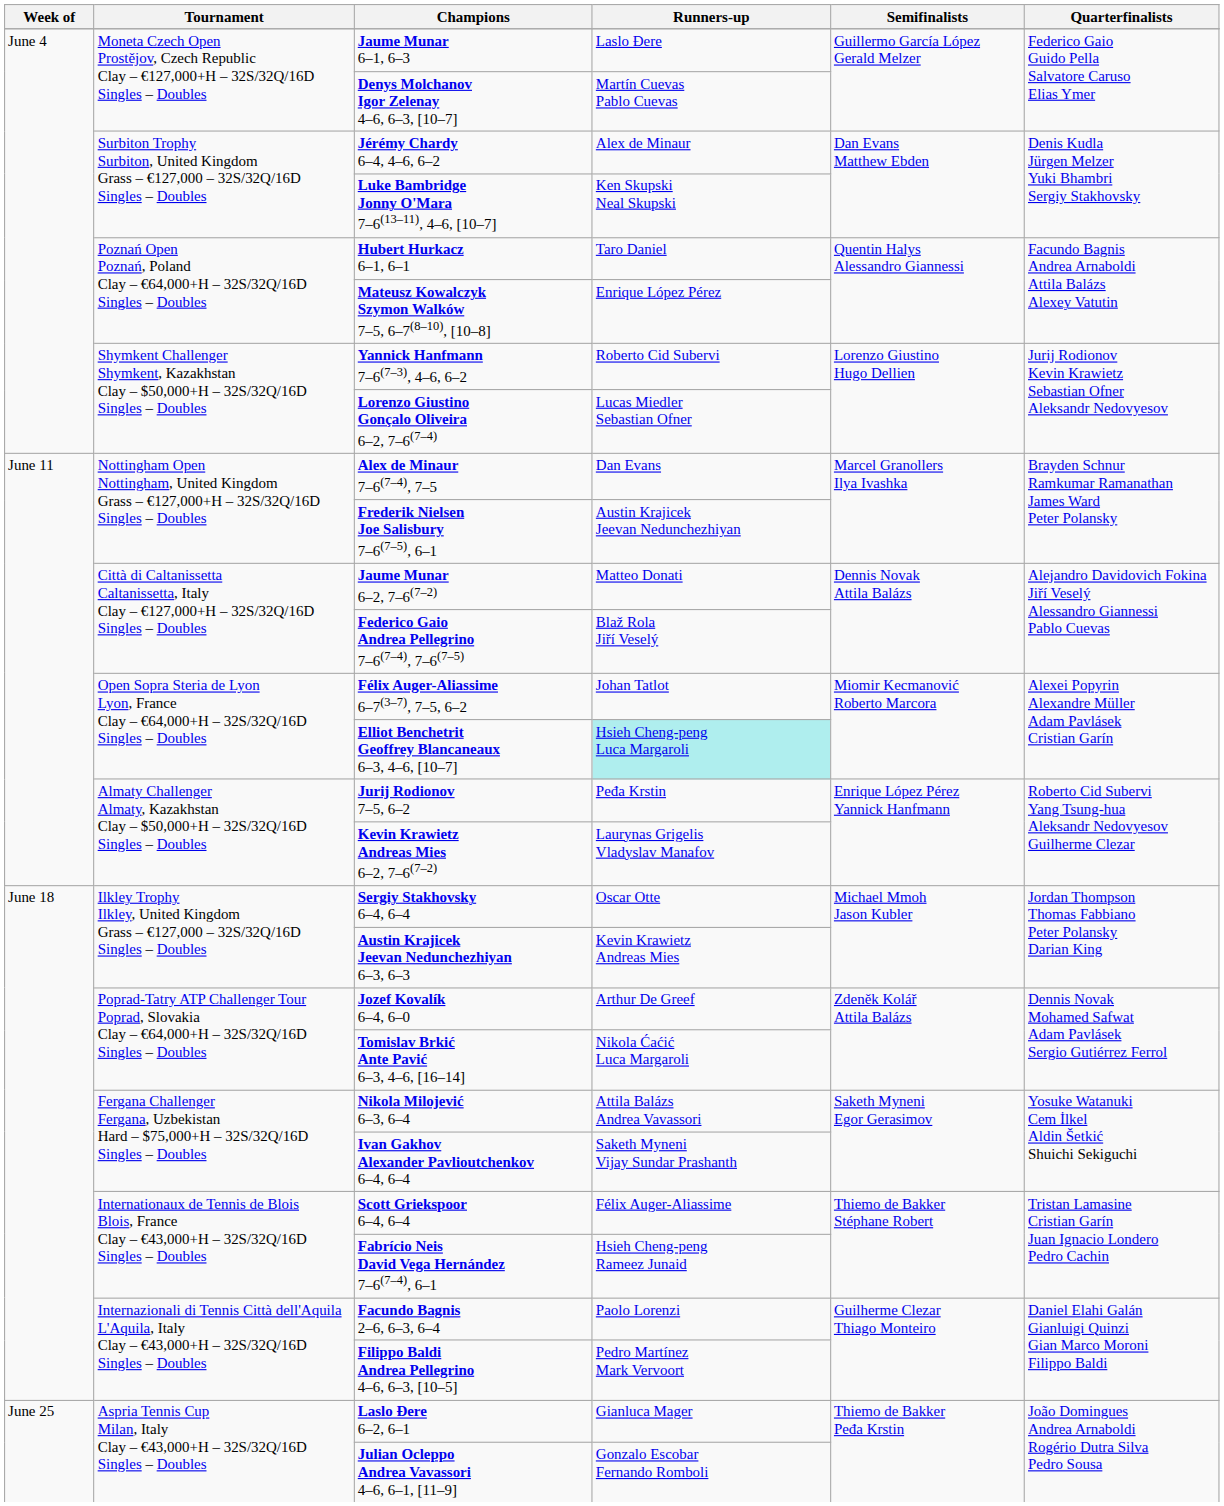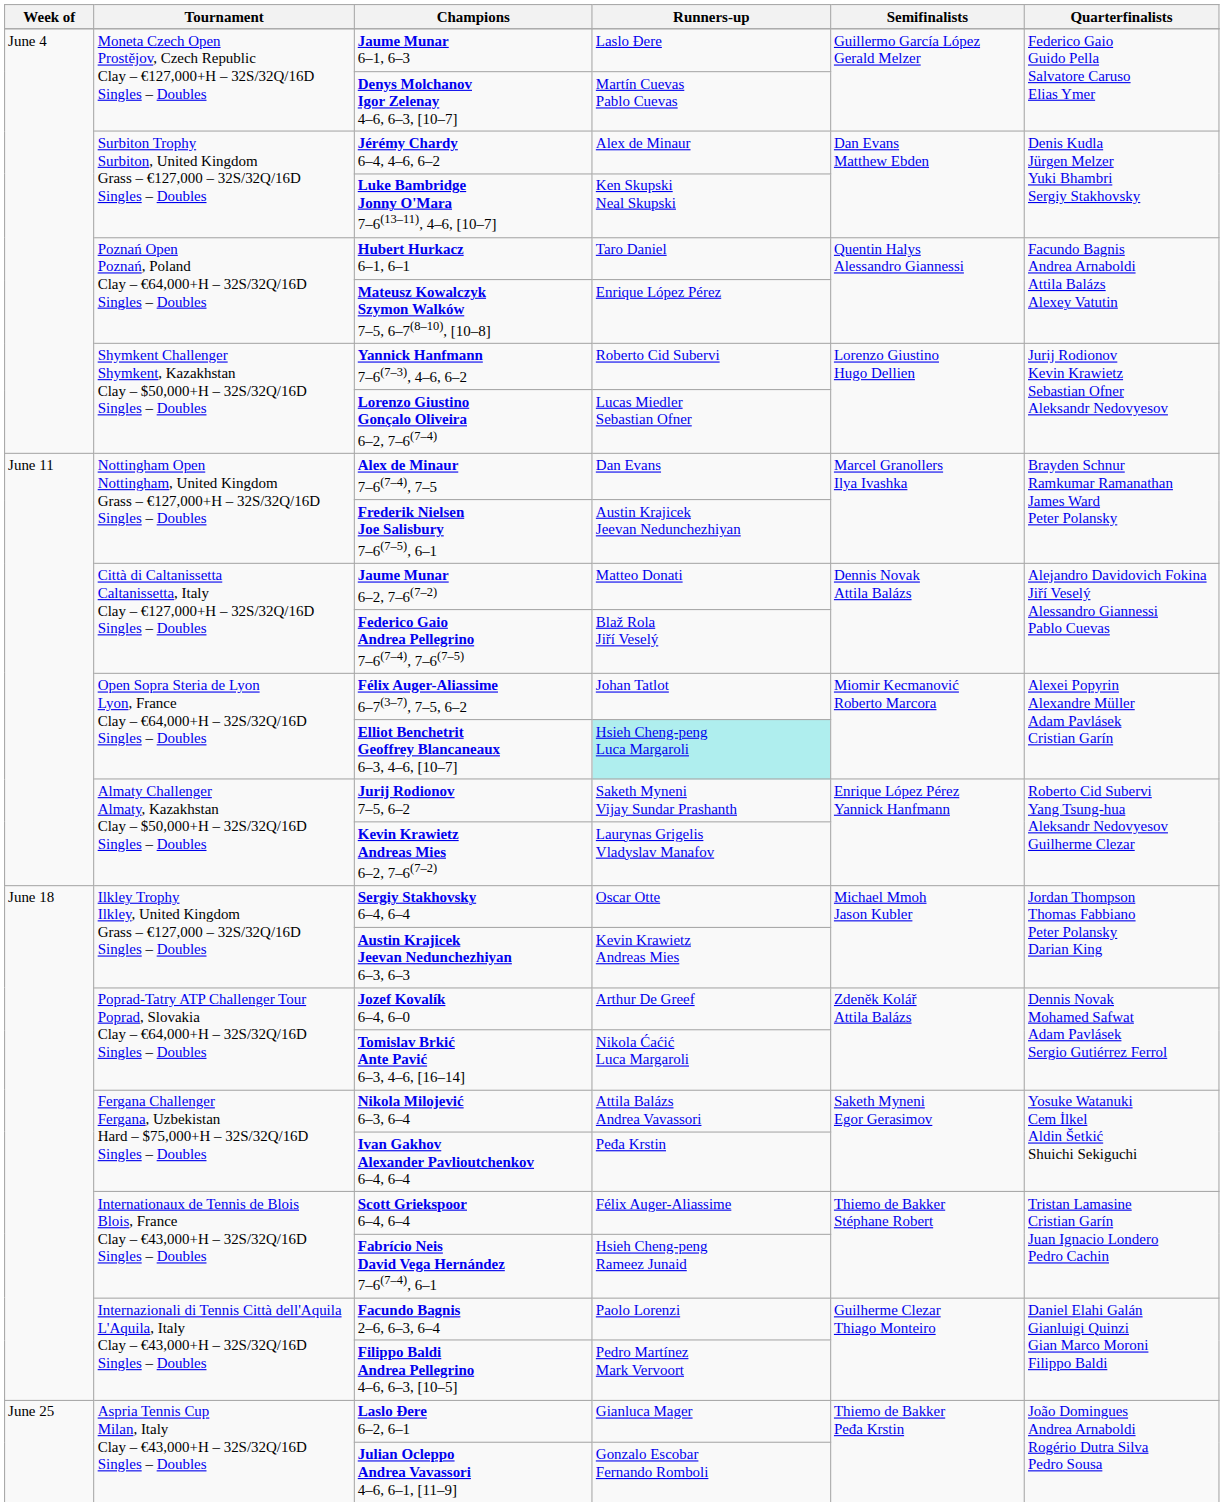(631, 791) Peđa Krstin -> (666, 800) Saketh Myneni Vijay Sundar Prashanth
(666, 1152) Saketh Myneni Vijay Sundar Prashanth -> (631, 1143) Peđa Krstin
